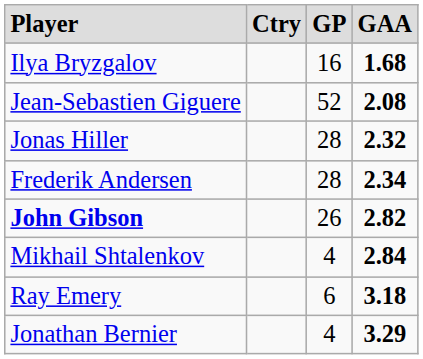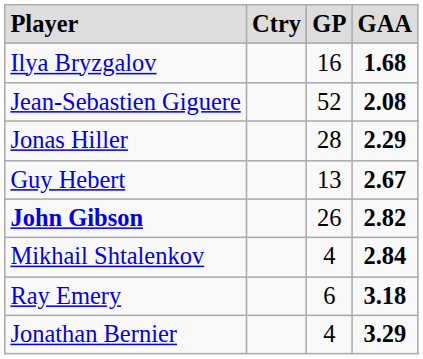(385, 140) 2.32 -> (385, 140) 2.29
- row: (101, 179)
+ row: (68, 179)
